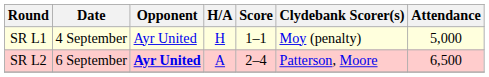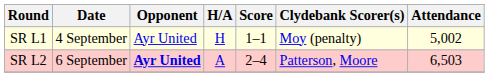(446, 38) 5,000 -> (446, 38) 5,002
(446, 60) 6,500 -> (446, 60) 6,503
